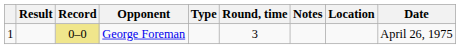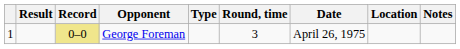columns swapped: (416, 14) <-> (308, 14)
